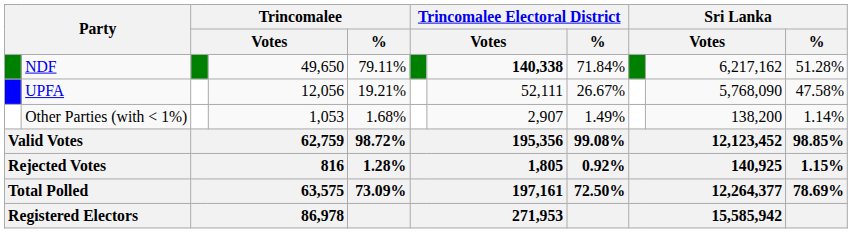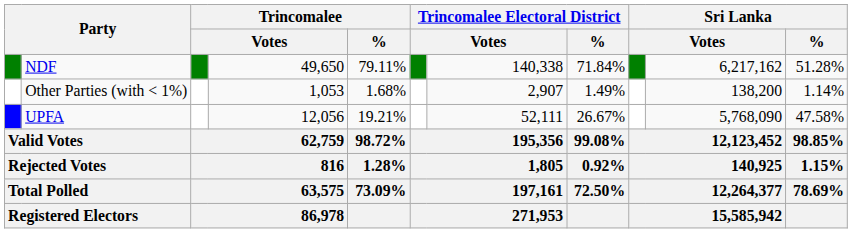(538, 66) bold -> (538, 66) normal
rows swapped: (45, 91) <-> (106, 116)
